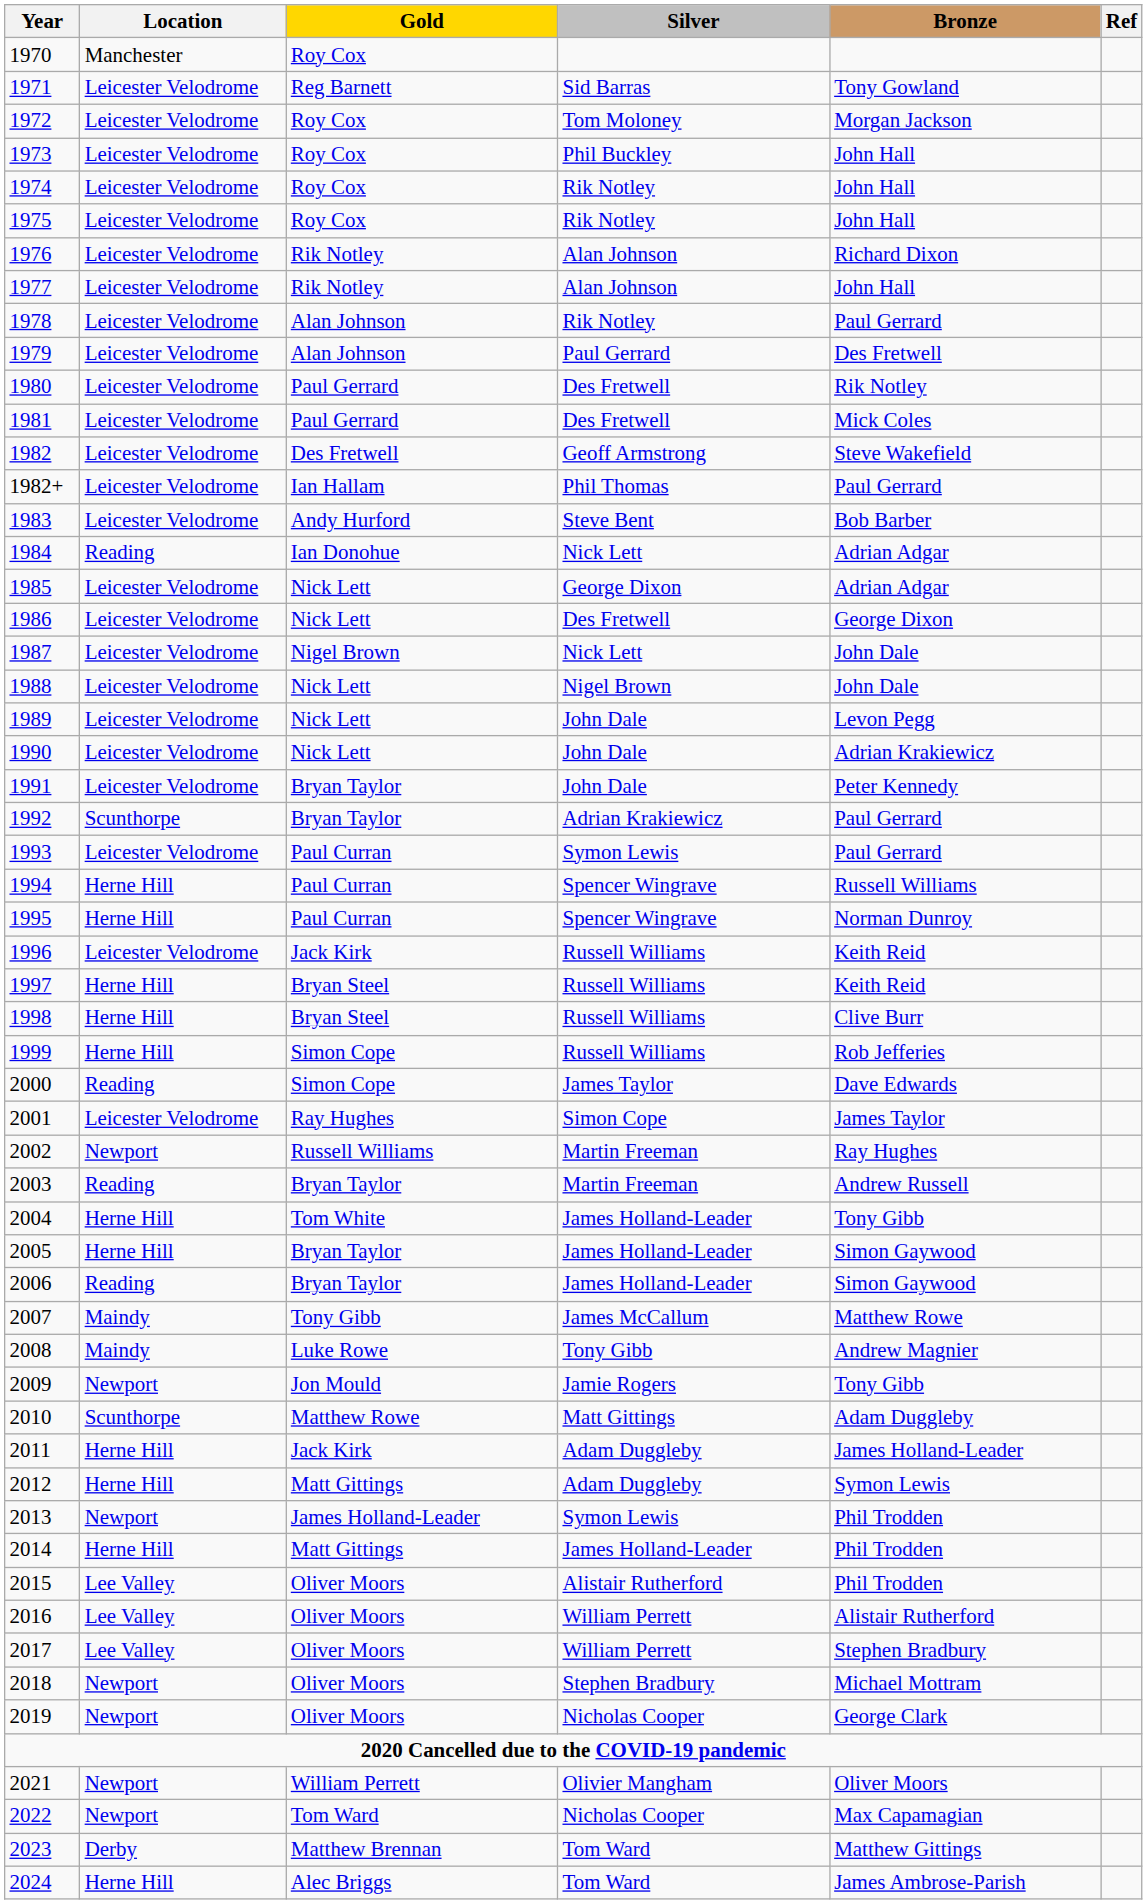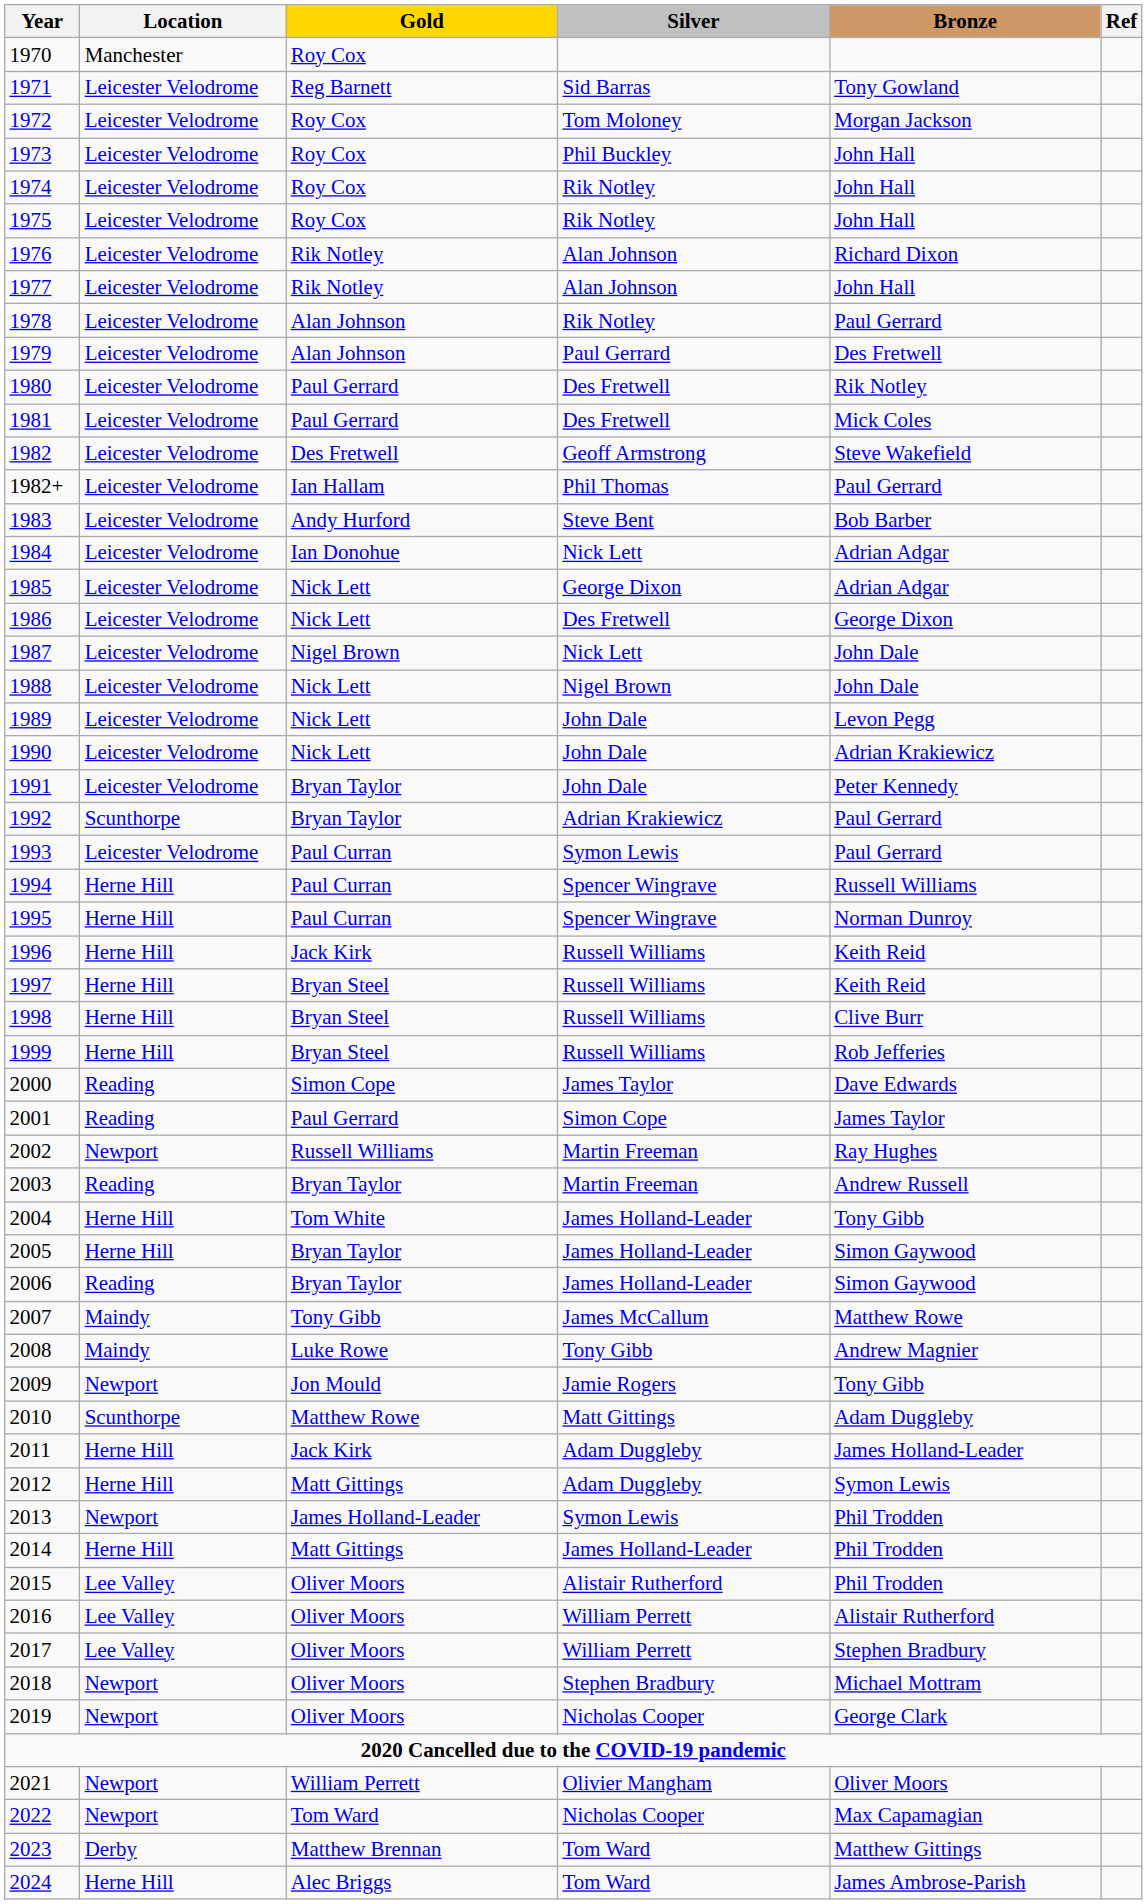(120, 552) Reading -> (171, 552) Leicester Velodrome
(171, 951) Leicester Velodrome -> (129, 951) Herne Hill
(343, 1051) Simon Cope -> (340, 1051) Bryan Steel
(171, 1118) Leicester Velodrome -> (120, 1118) Reading
(342, 1118) Ray Hughes -> (345, 1118) Paul Gerrard
